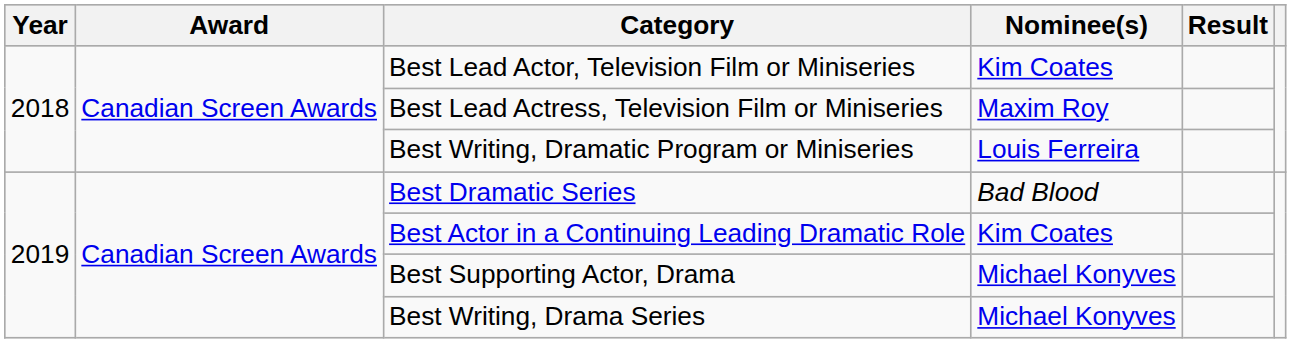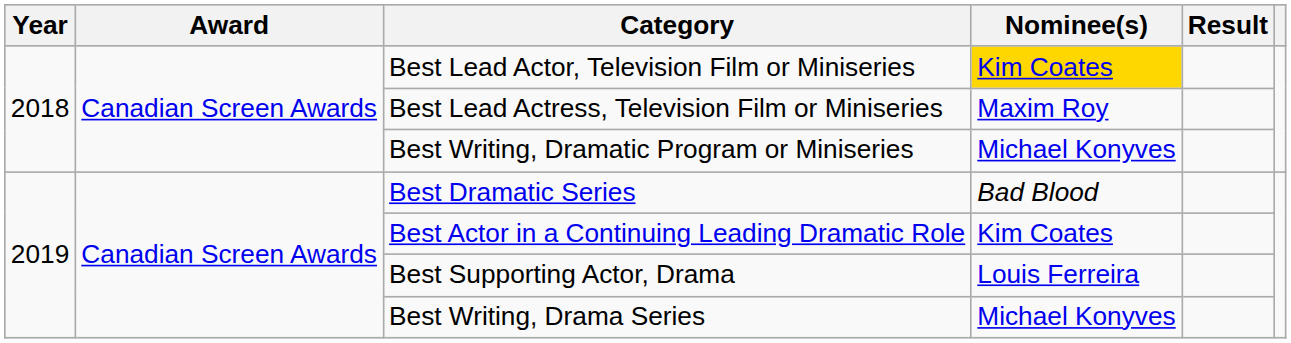(1045, 66) no background -> (1045, 66) gold background
(1058, 150) Louis Ferreira -> (1076, 150) Michael Konyves
(1076, 274) Michael Konyves -> (1058, 274) Louis Ferreira
